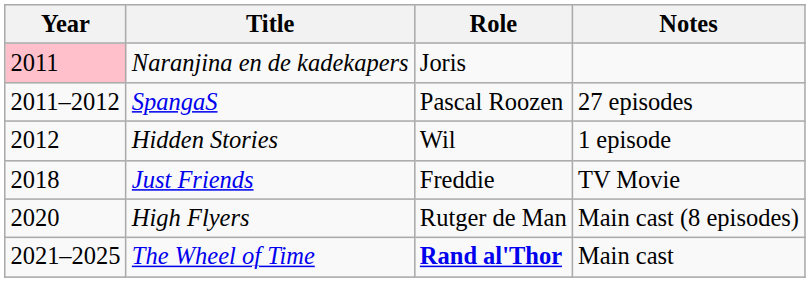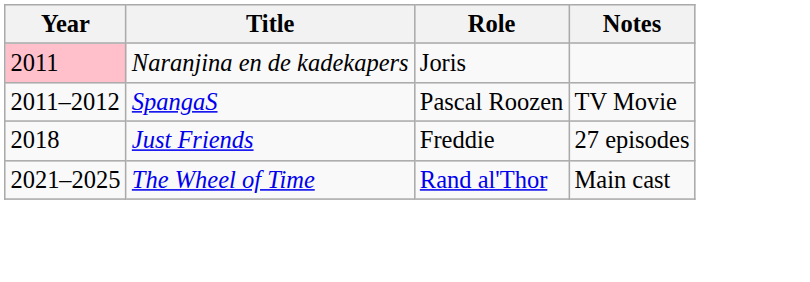(635, 101) 27 episodes -> (626, 101) TV Movie
- row: (205, 140)
(629, 179) TV Movie -> (632, 140) 27 episodes
- row: (191, 218)
(491, 256) bold -> (484, 179) normal
